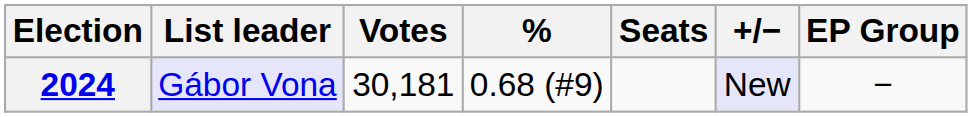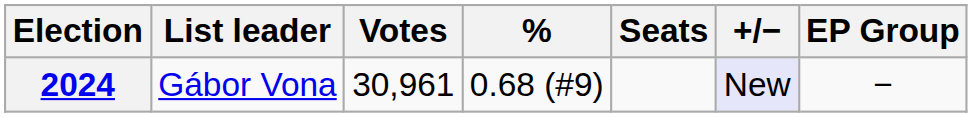(247, 84) lavender background -> (247, 84) no background
(403, 84) 30,181 -> (403, 84) 30,961
